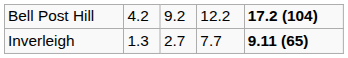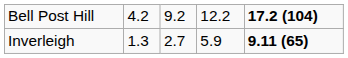(211, 41) 7.7 -> (211, 41) 5.9
